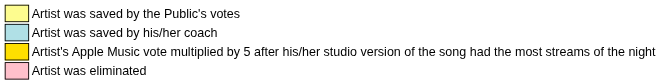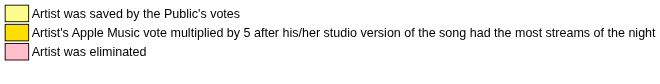- row: (125, 33)
